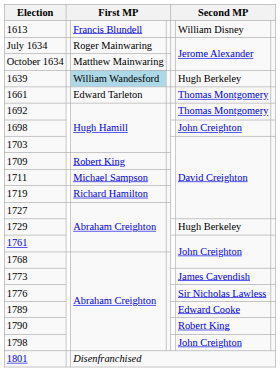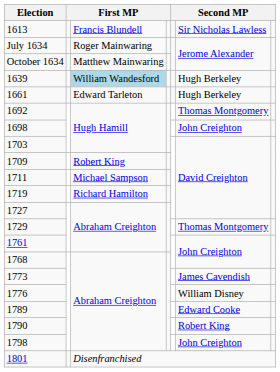(211, 29) William Disney -> (222, 29) Sir Nicholas Lawless
(223, 95) Thomas Montgomery -> (210, 95) Hugh Berkeley
(210, 227) Hugh Berkeley -> (223, 227) Thomas Montgomery
(222, 293) Sir Nicholas Lawless -> (211, 293) William Disney
